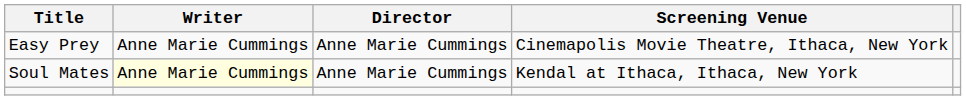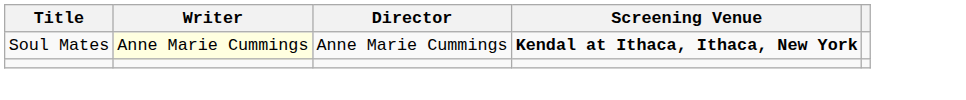- row: (54, 46)
(687, 73) normal -> (687, 46) bold
